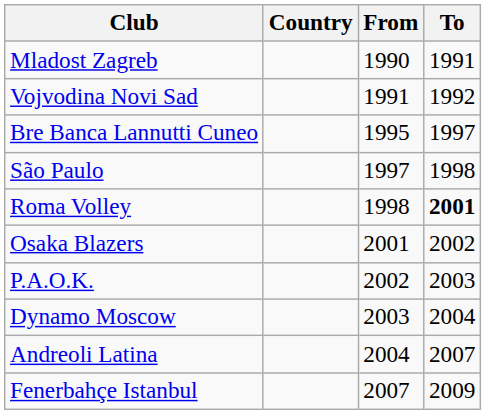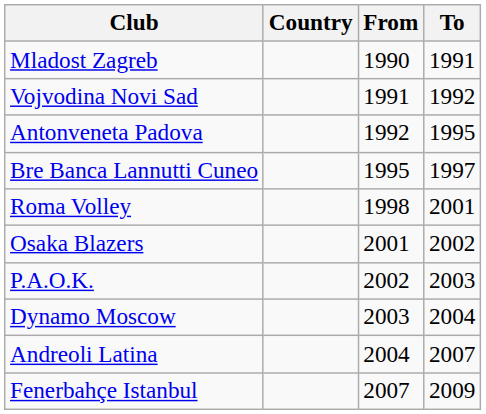+ row: (106, 133)
- row: (57, 170)
(452, 206) bold -> (452, 206) normal
